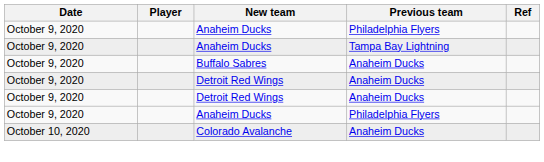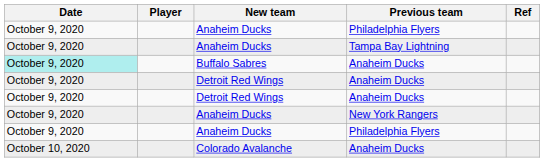(45, 64) no background -> (45, 64) paleturquoise background
+ row: (234, 115)
